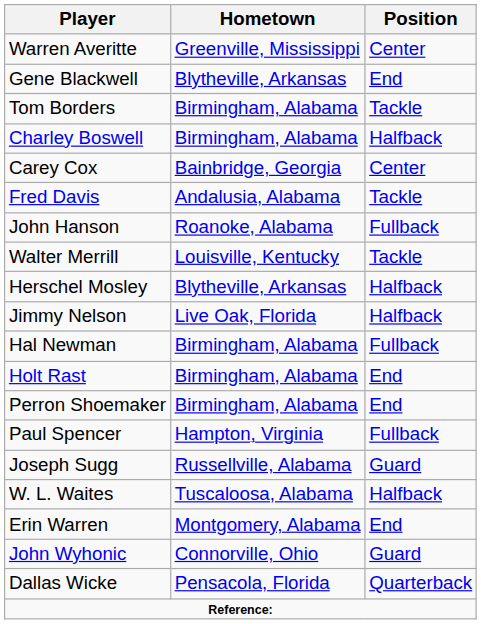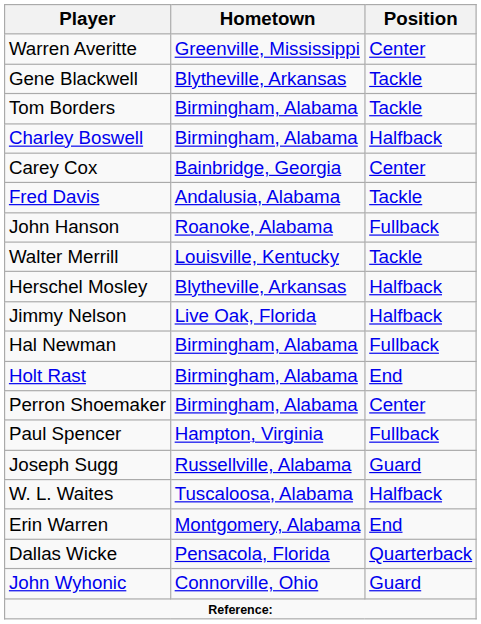(386, 78) End -> (396, 78) Tackle
(386, 405) End -> (397, 405) Center
rows swapped: (63, 583) <-> (68, 553)
